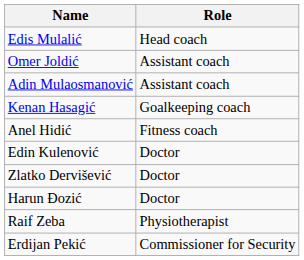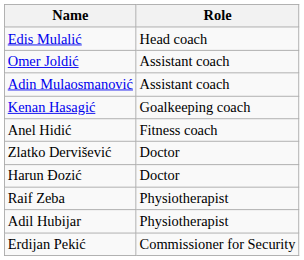- row: (53, 152)
+ row: (44, 221)
